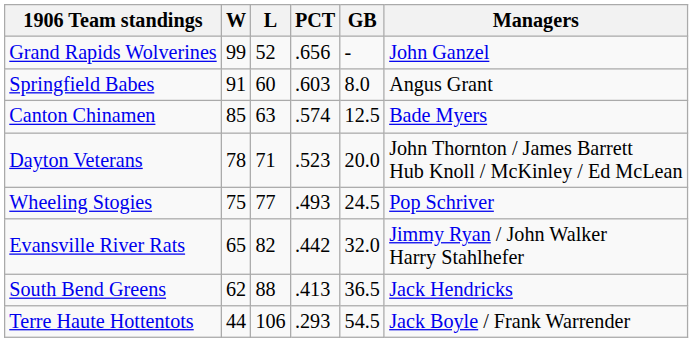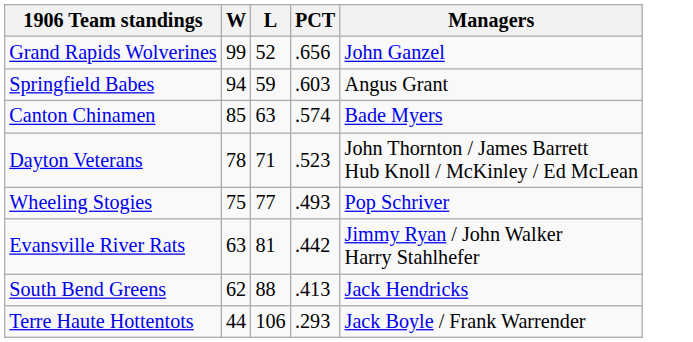- column: (362, 20)
(236, 84) 91 -> (236, 84) 94
(266, 84) 60 -> (266, 84) 59
(236, 246) 65 -> (236, 246) 63
(266, 246) 82 -> (266, 246) 81
